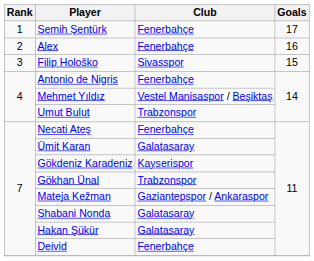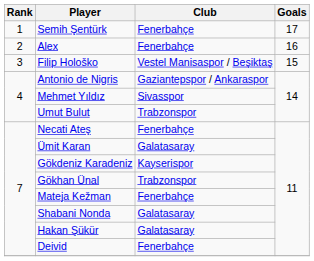(161, 63) Sivasspor -> (205, 63) Vestel Manisaspor / Beşiktaş
(166, 79) Fenerbahçe -> (203, 79) Gaziantepspor / Ankaraspor
(205, 96) Vestel Manisaspor / Beşiktaş -> (161, 96) Sivasspor
(203, 197) Gaziantepspor / Ankaraspor -> (166, 197) Fenerbahçe
